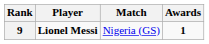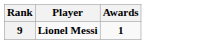- column: (131, 13)
